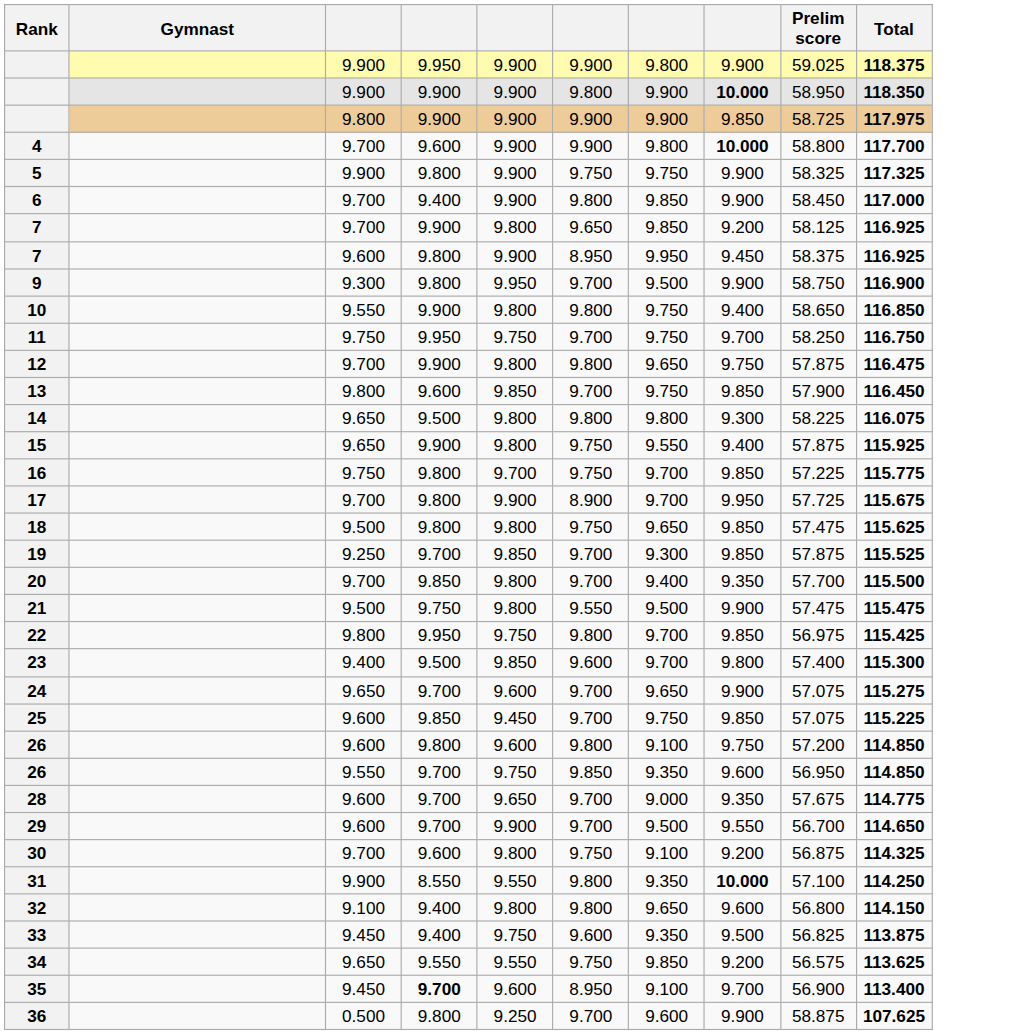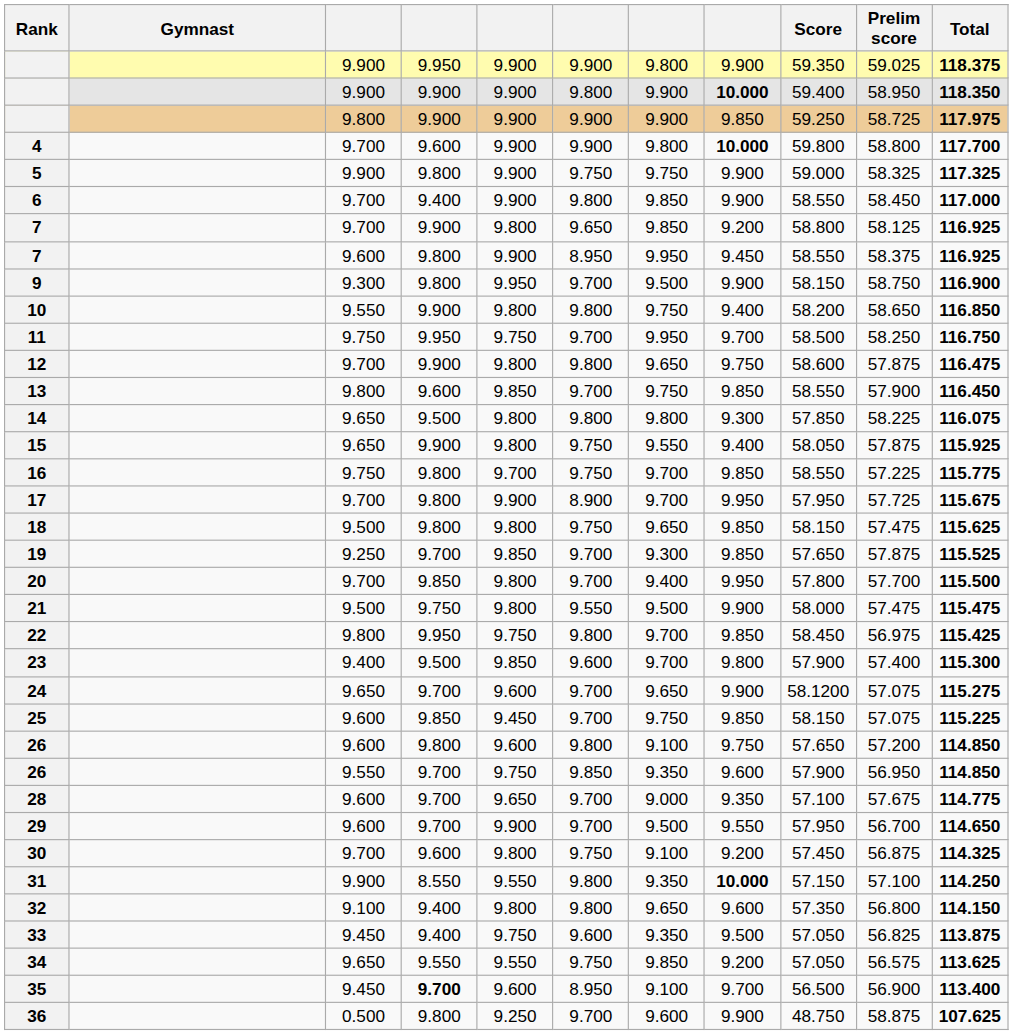+ column: (818, 28)
(667, 337) 9.750 -> (667, 337) 9.950
(742, 581) 9.350 -> (742, 581) 9.950
